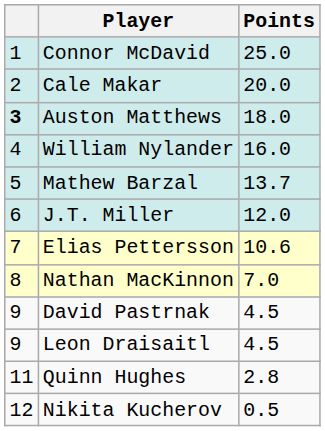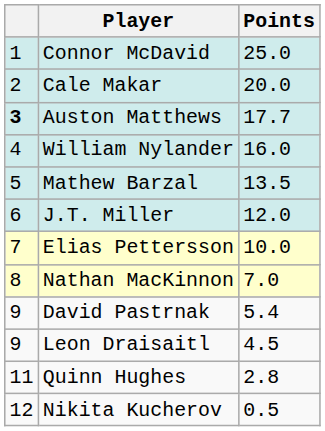(267, 118) 18.0 -> (267, 118) 17.7
(267, 183) 13.7 -> (267, 183) 13.5
(267, 248) 10.6 -> (267, 248) 10.0
(261, 313) 4.5 -> (261, 313) 5.4
